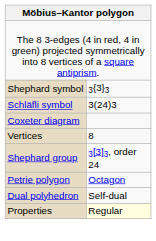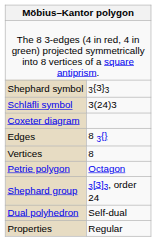+ row: (21, 137)
rows swapped: (39, 180) <-> (42, 158)
(105, 211) lightyellow background -> (105, 228) no background
